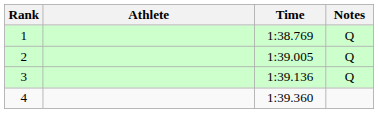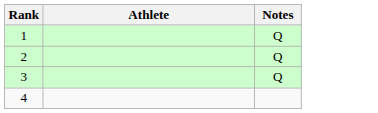- column: (290, 14)
